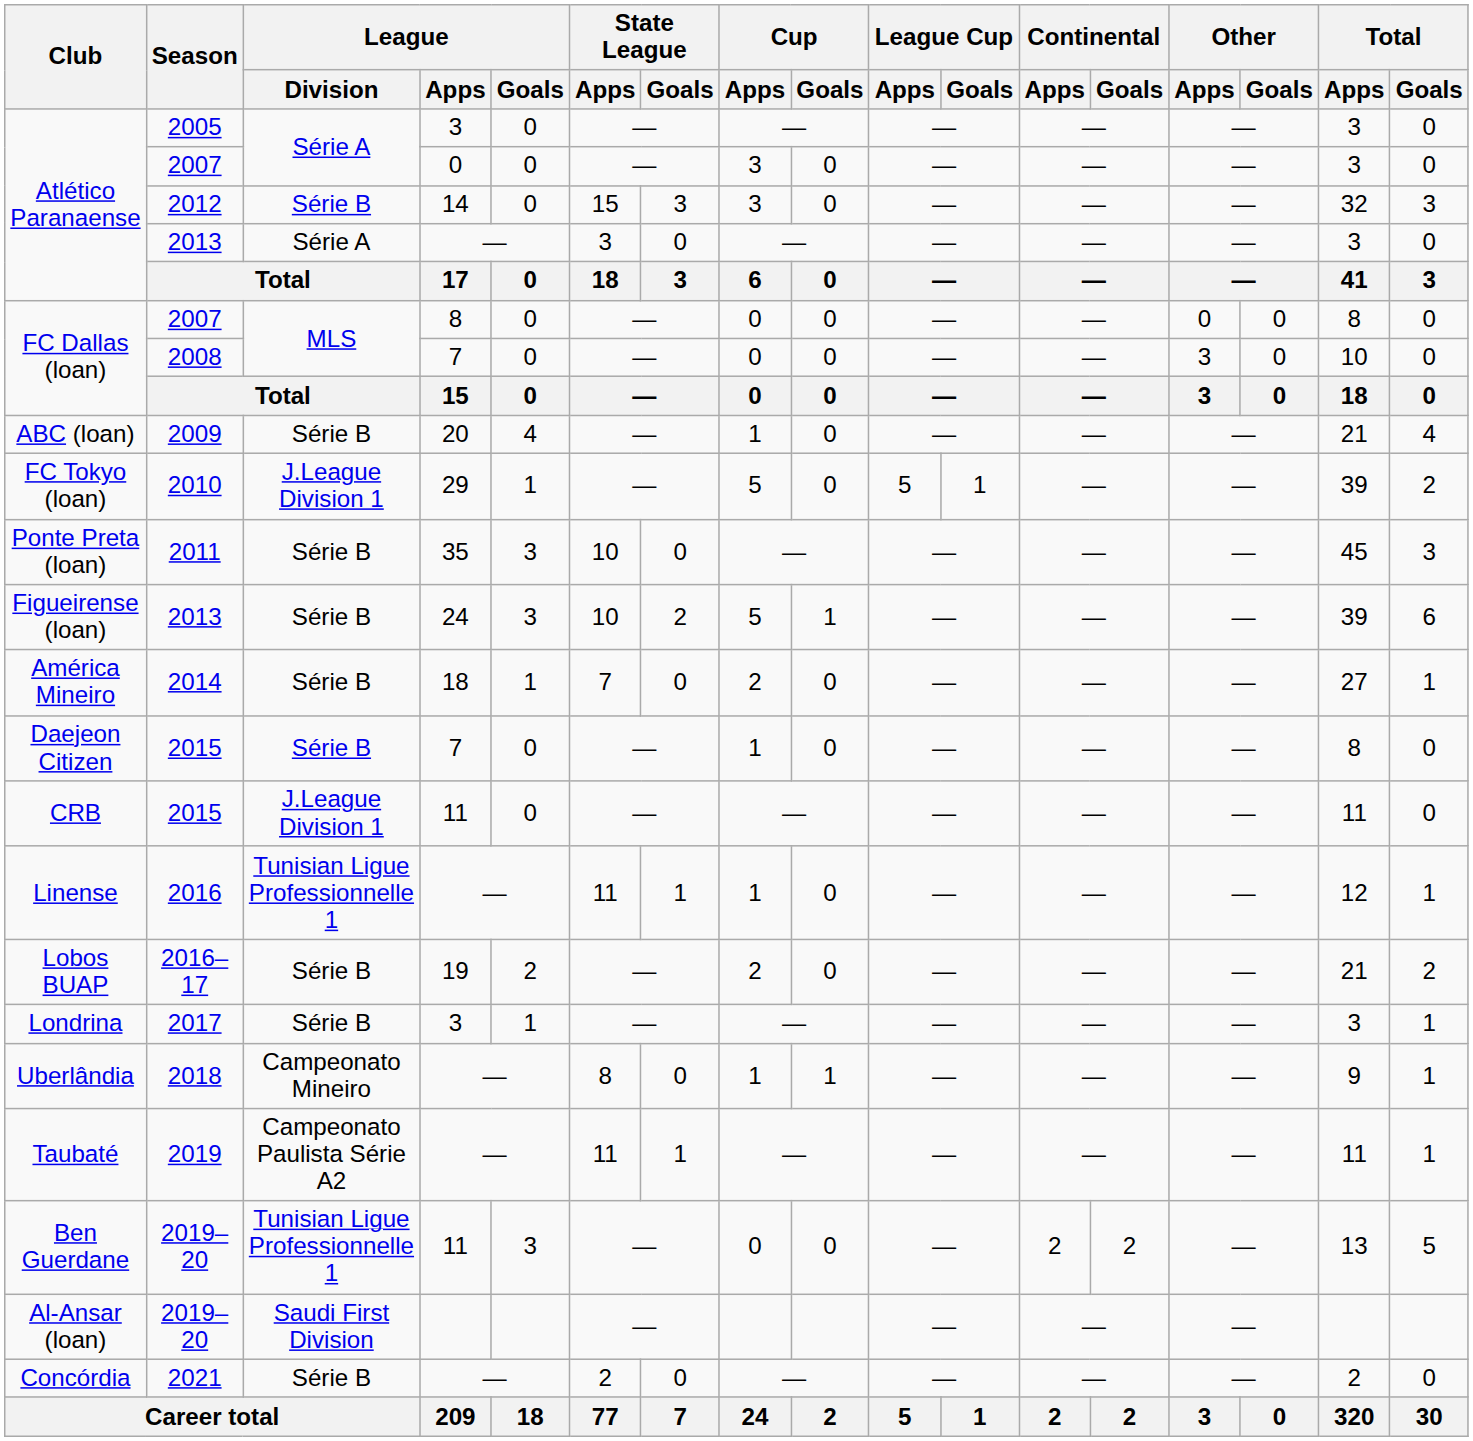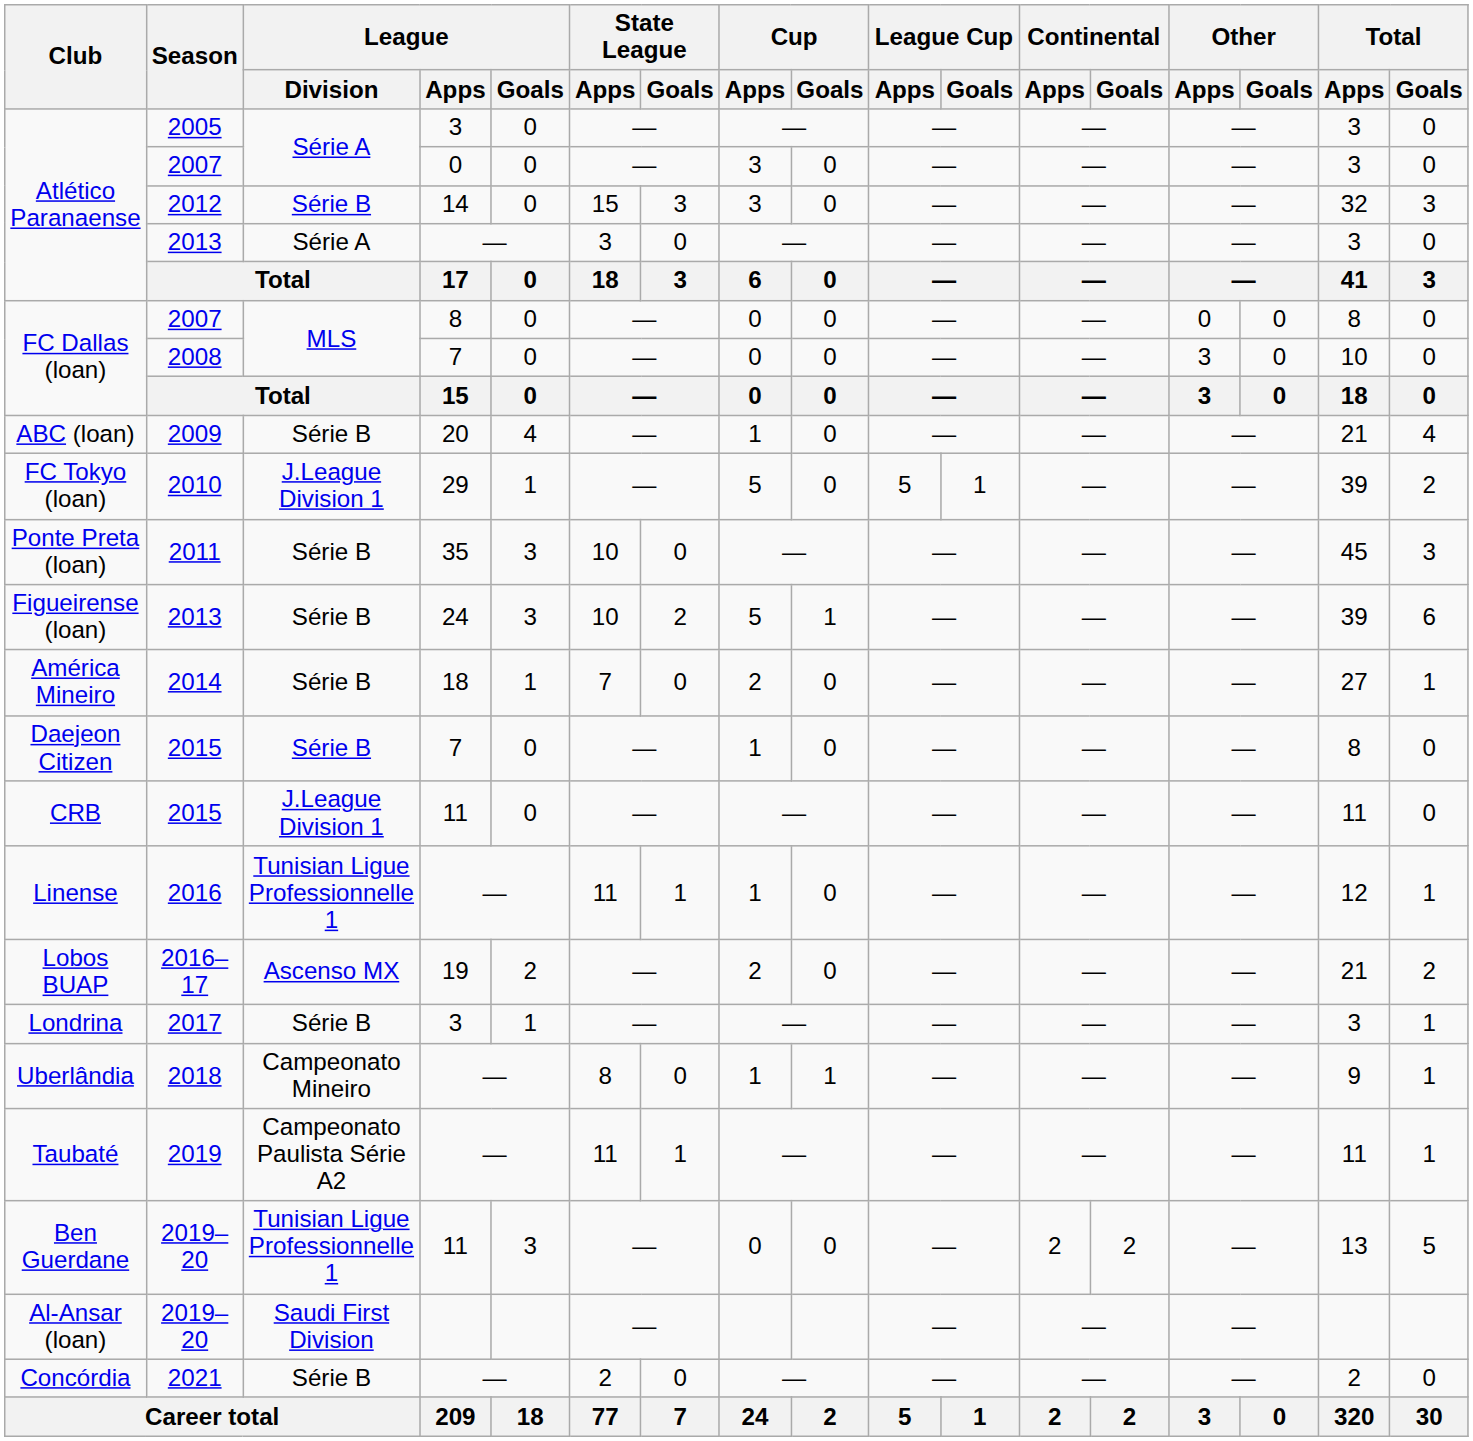(331, 971) Série B -> (331, 971) Ascenso MX
